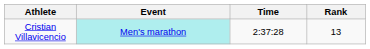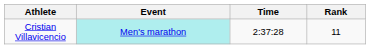(336, 32) 13 -> (336, 32) 11
